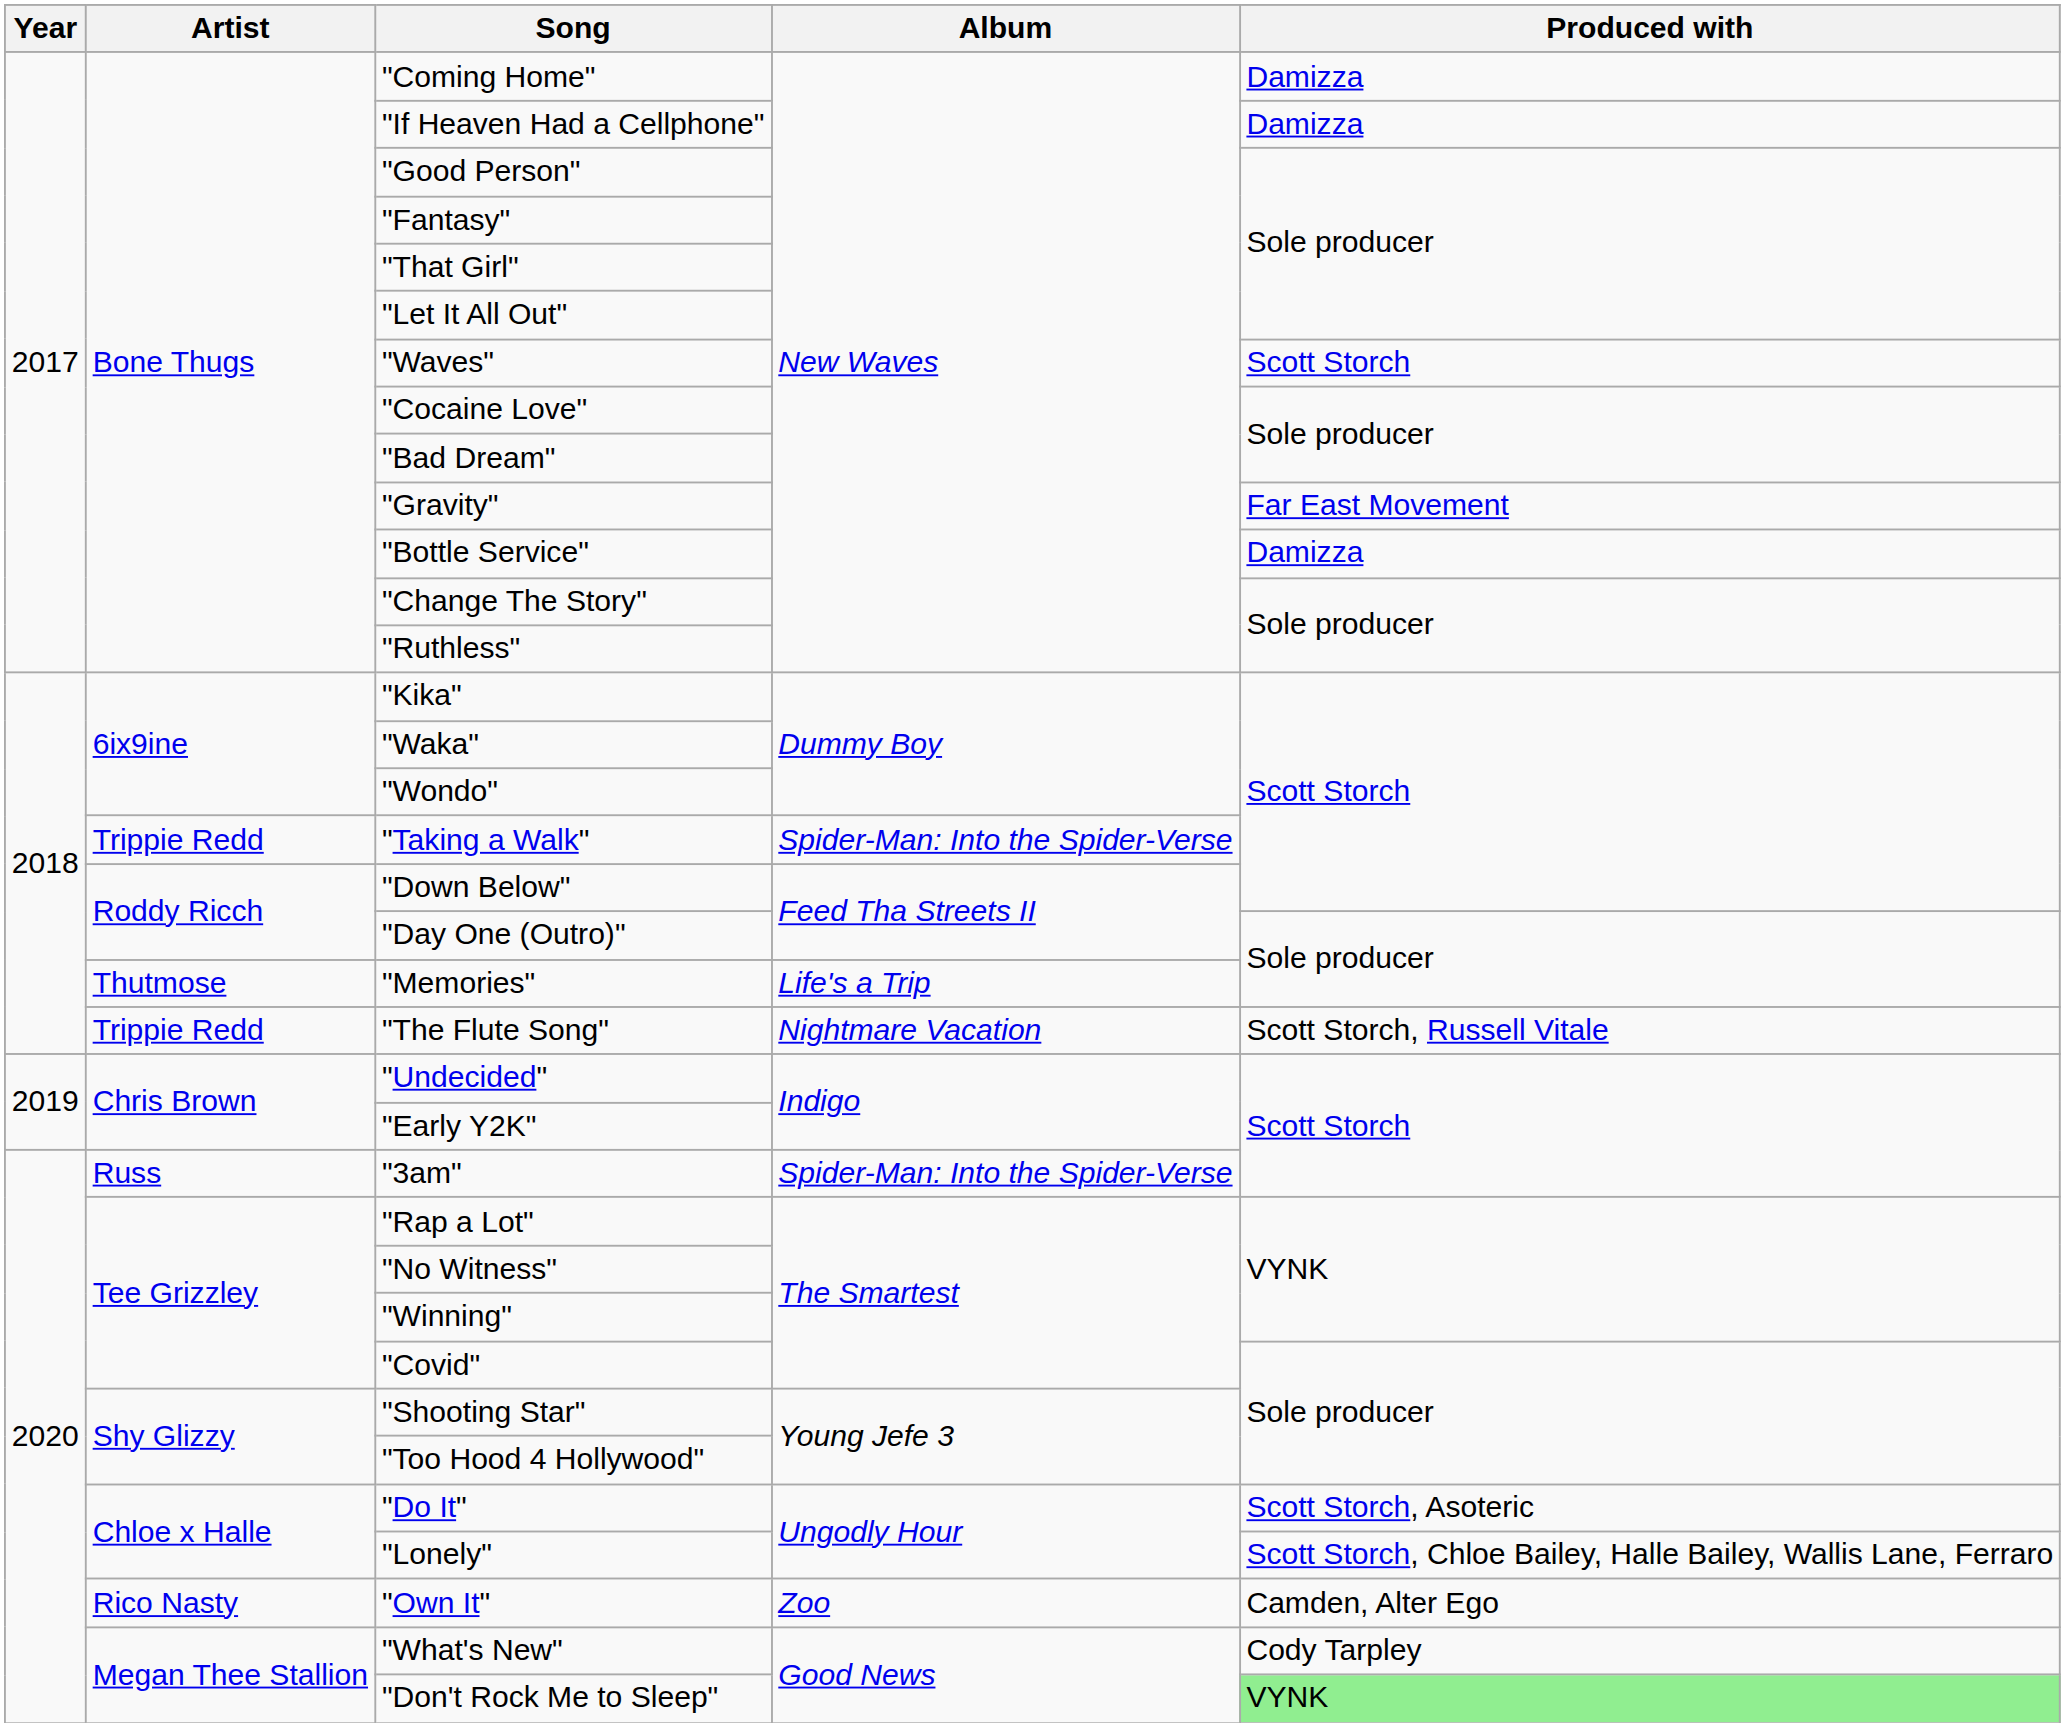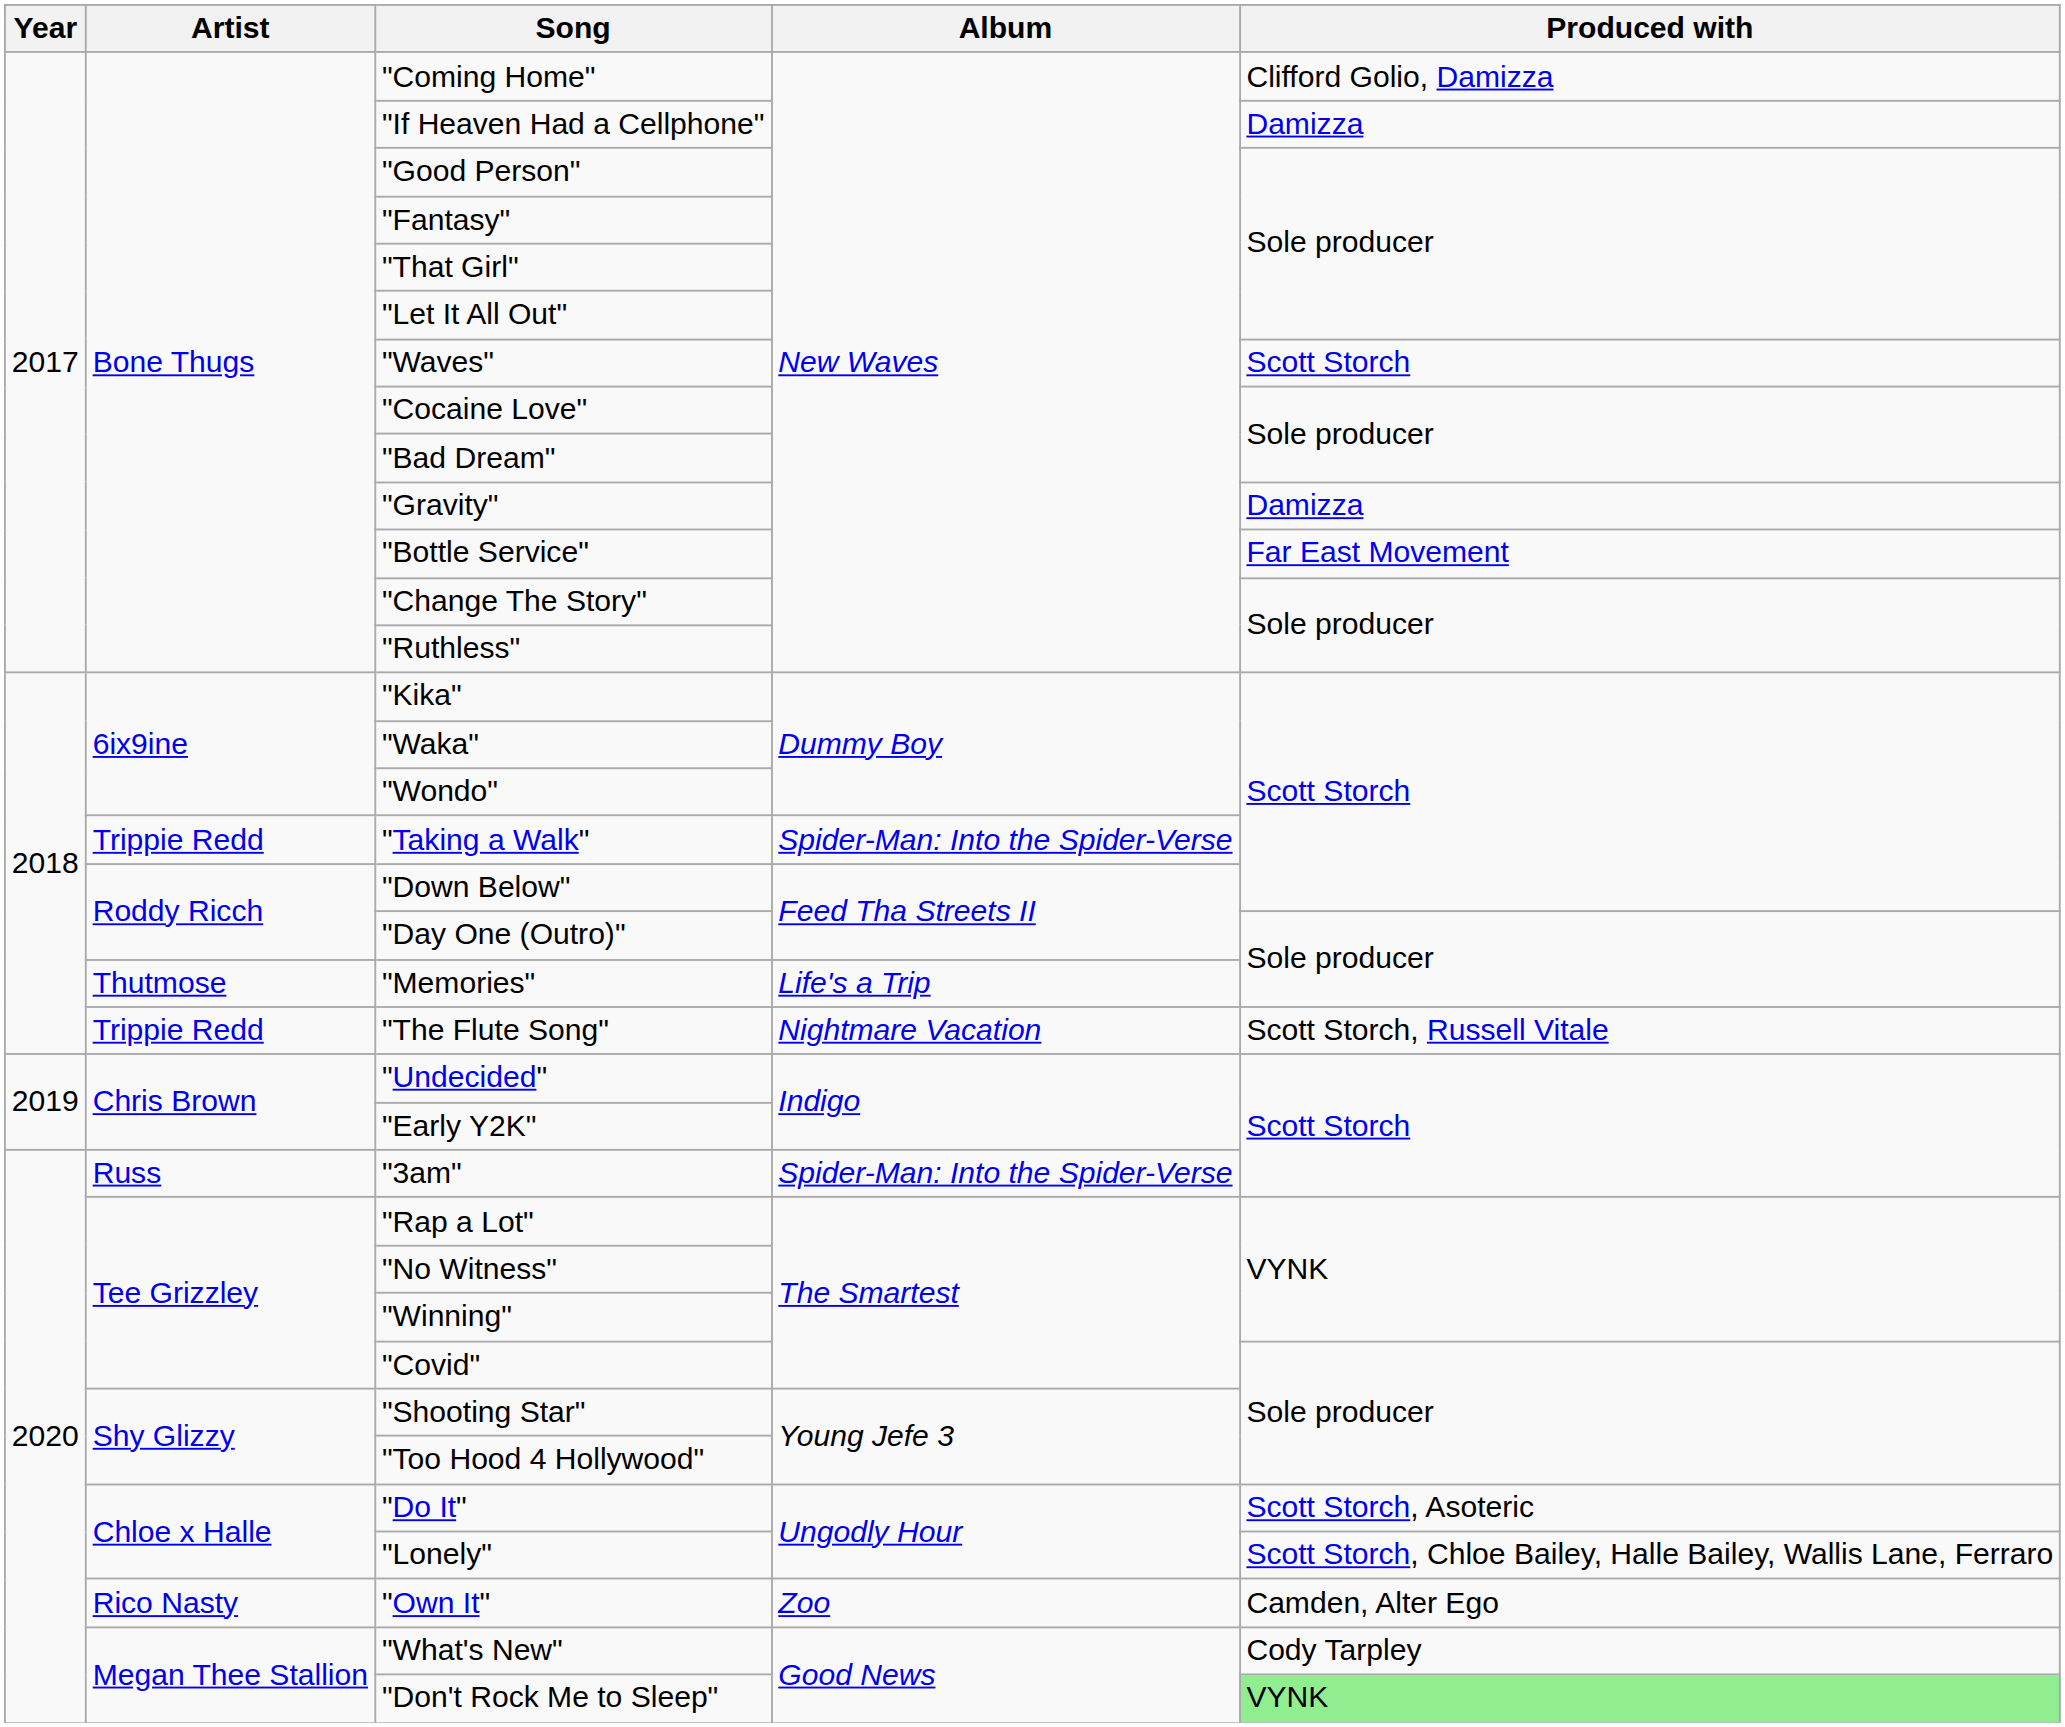(1305, 76) Damizza -> (1400, 76) Clifford Golio, Damizza
(1378, 505) Far East Movement -> (1305, 505) Damizza
(1305, 553) Damizza -> (1378, 553) Far East Movement
